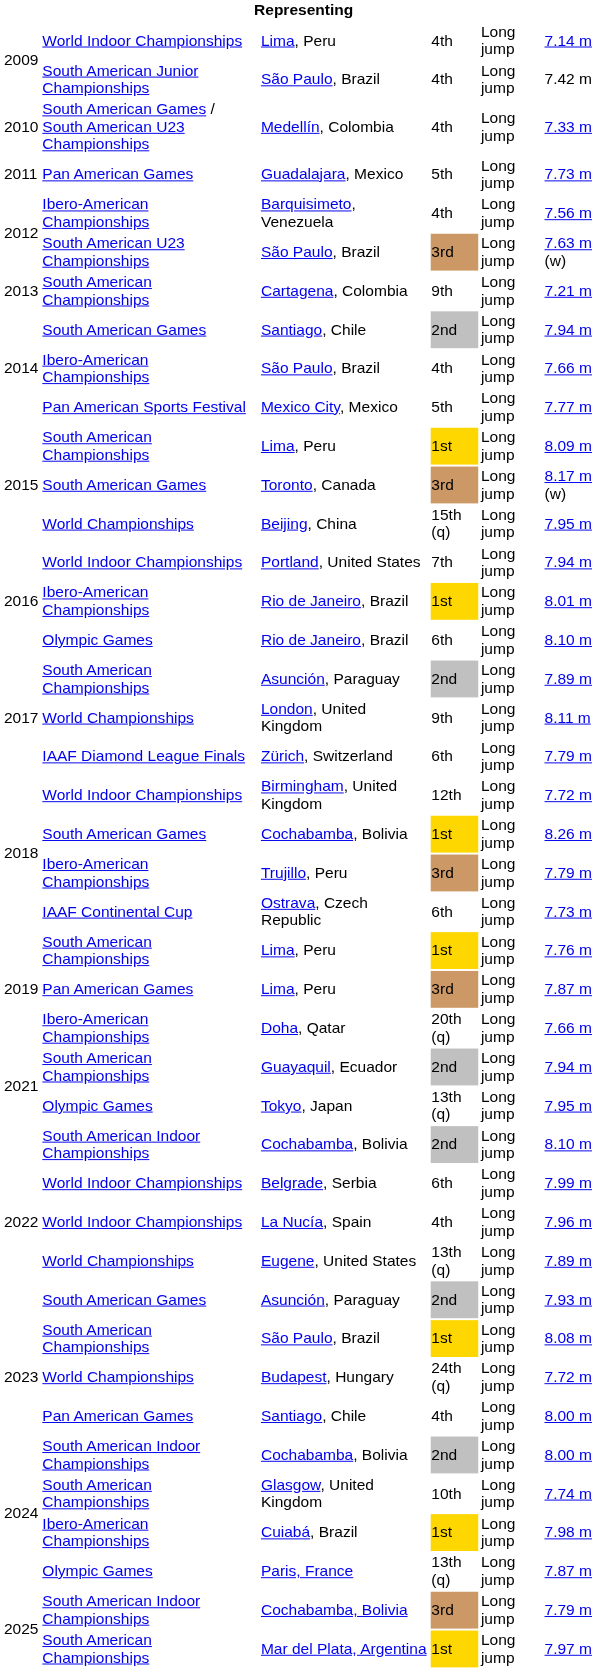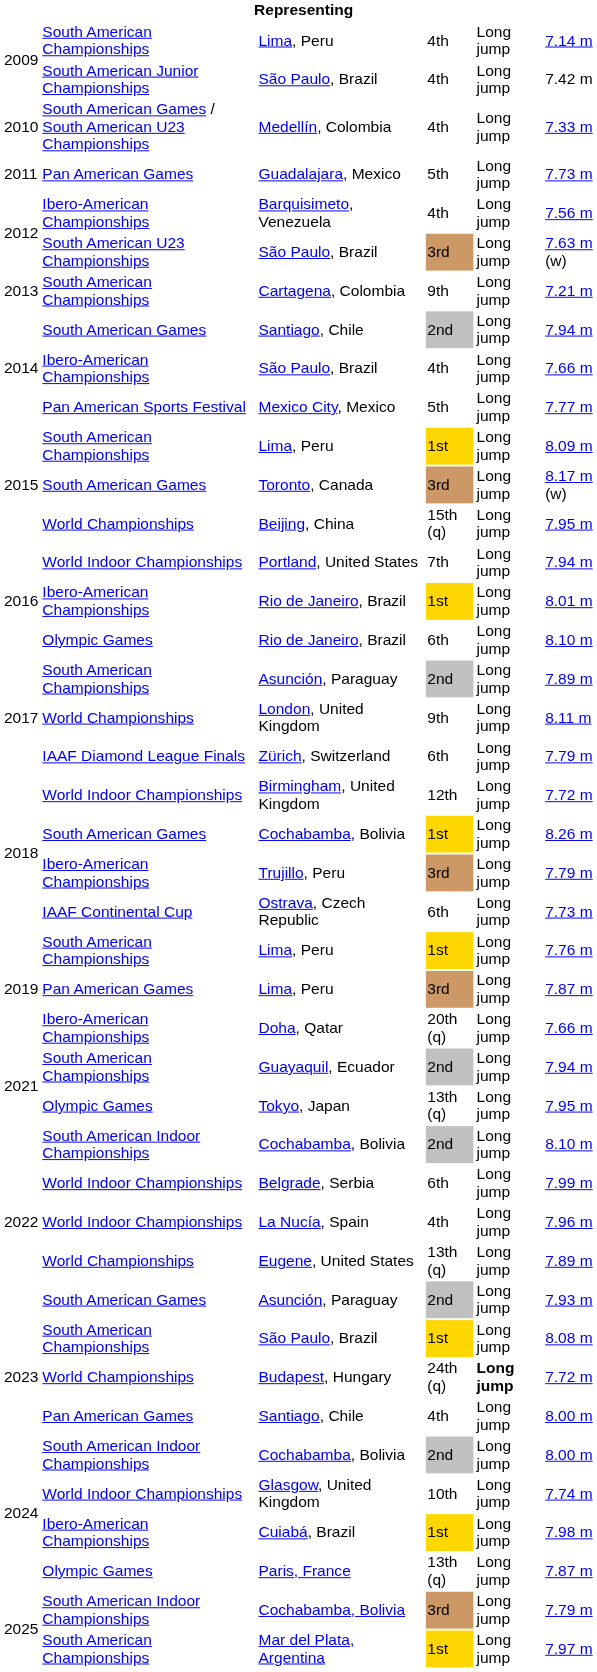(142, 40) World Indoor Championships -> (97, 40) South American Championships
(498, 1377) normal -> (495, 1377) bold
(97, 1493) South American Championships -> (142, 1493) World Indoor Championships
